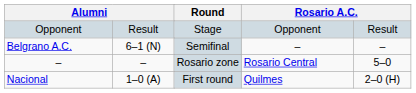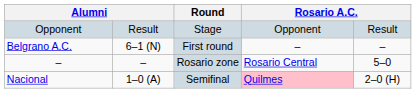(208, 46) Semifinal -> (208, 46) First round
(208, 79) First round -> (208, 79) Semifinal
(263, 79) no background -> (263, 79) pink background
